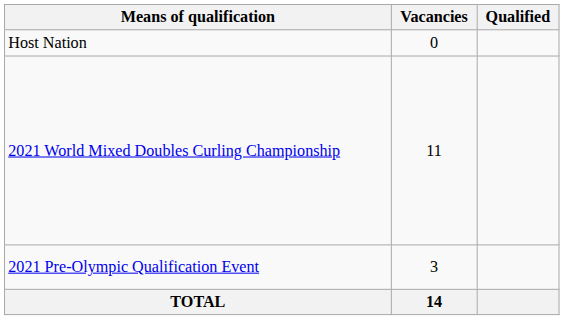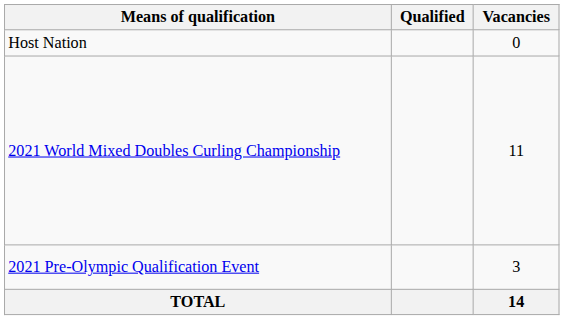columns swapped: (434, 17) <-> (518, 17)
